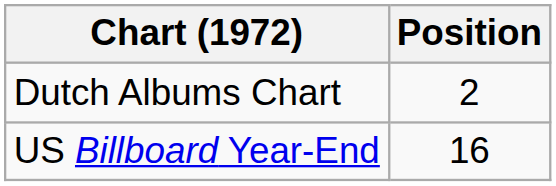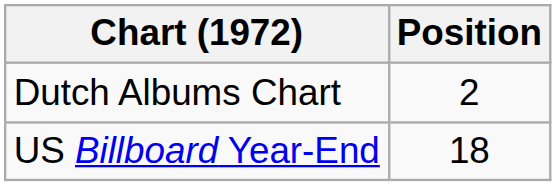(469, 150) 16 -> (469, 150) 18
